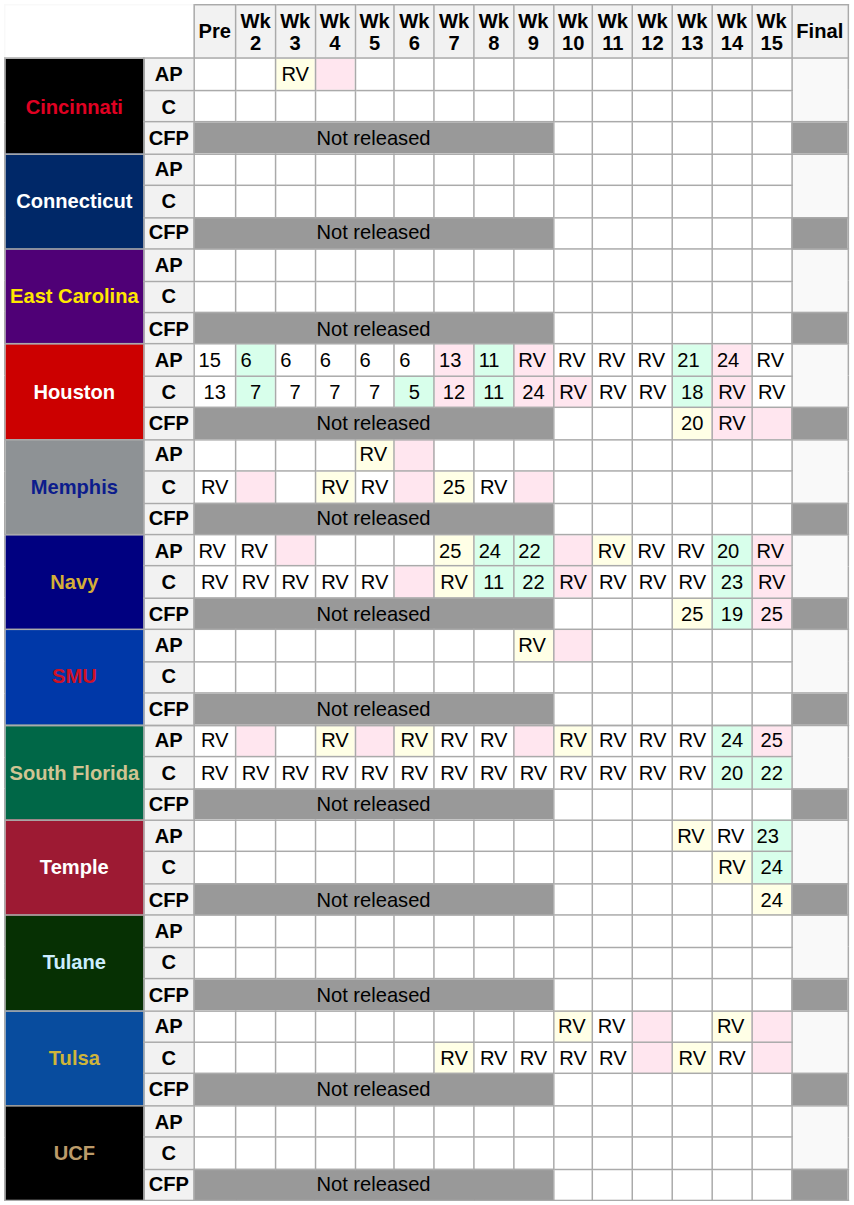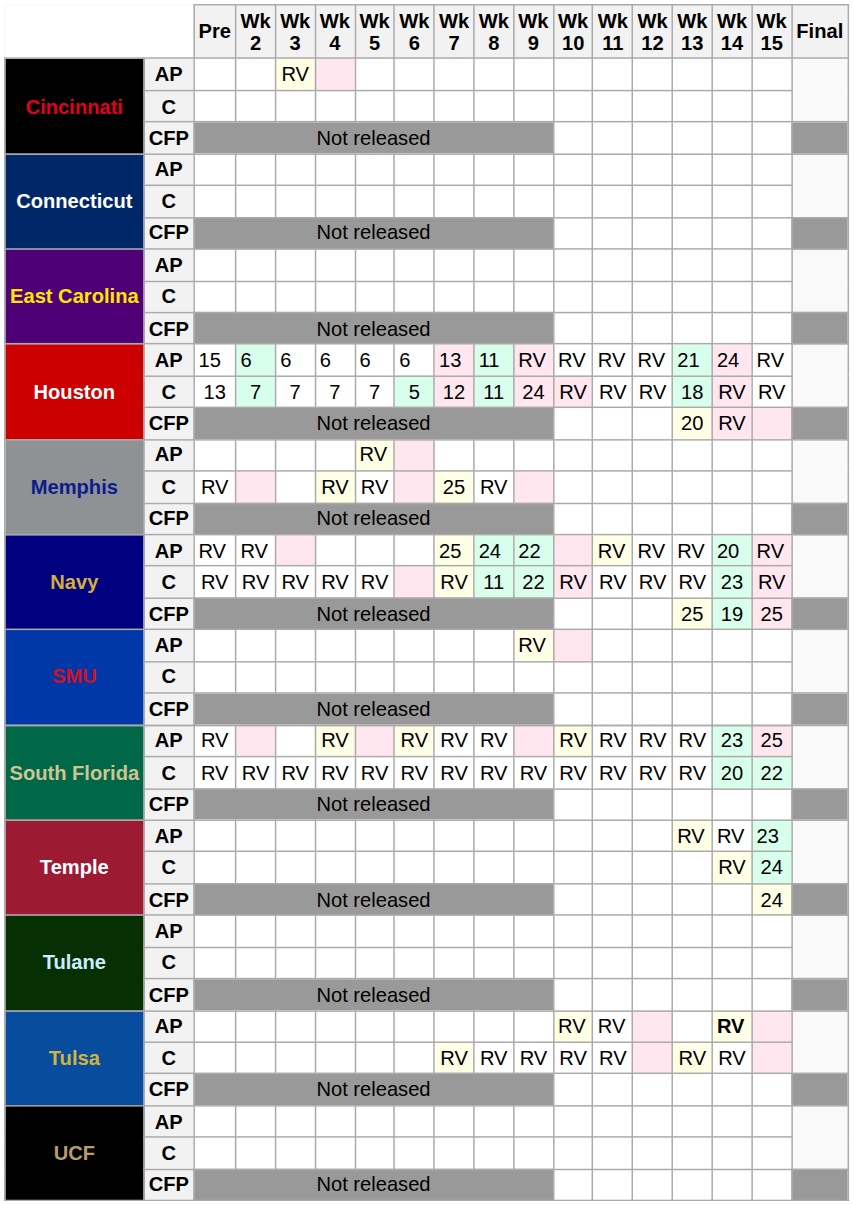(732, 740) 24 -> (732, 740) 23
(731, 1026) normal -> (731, 1026) bold
